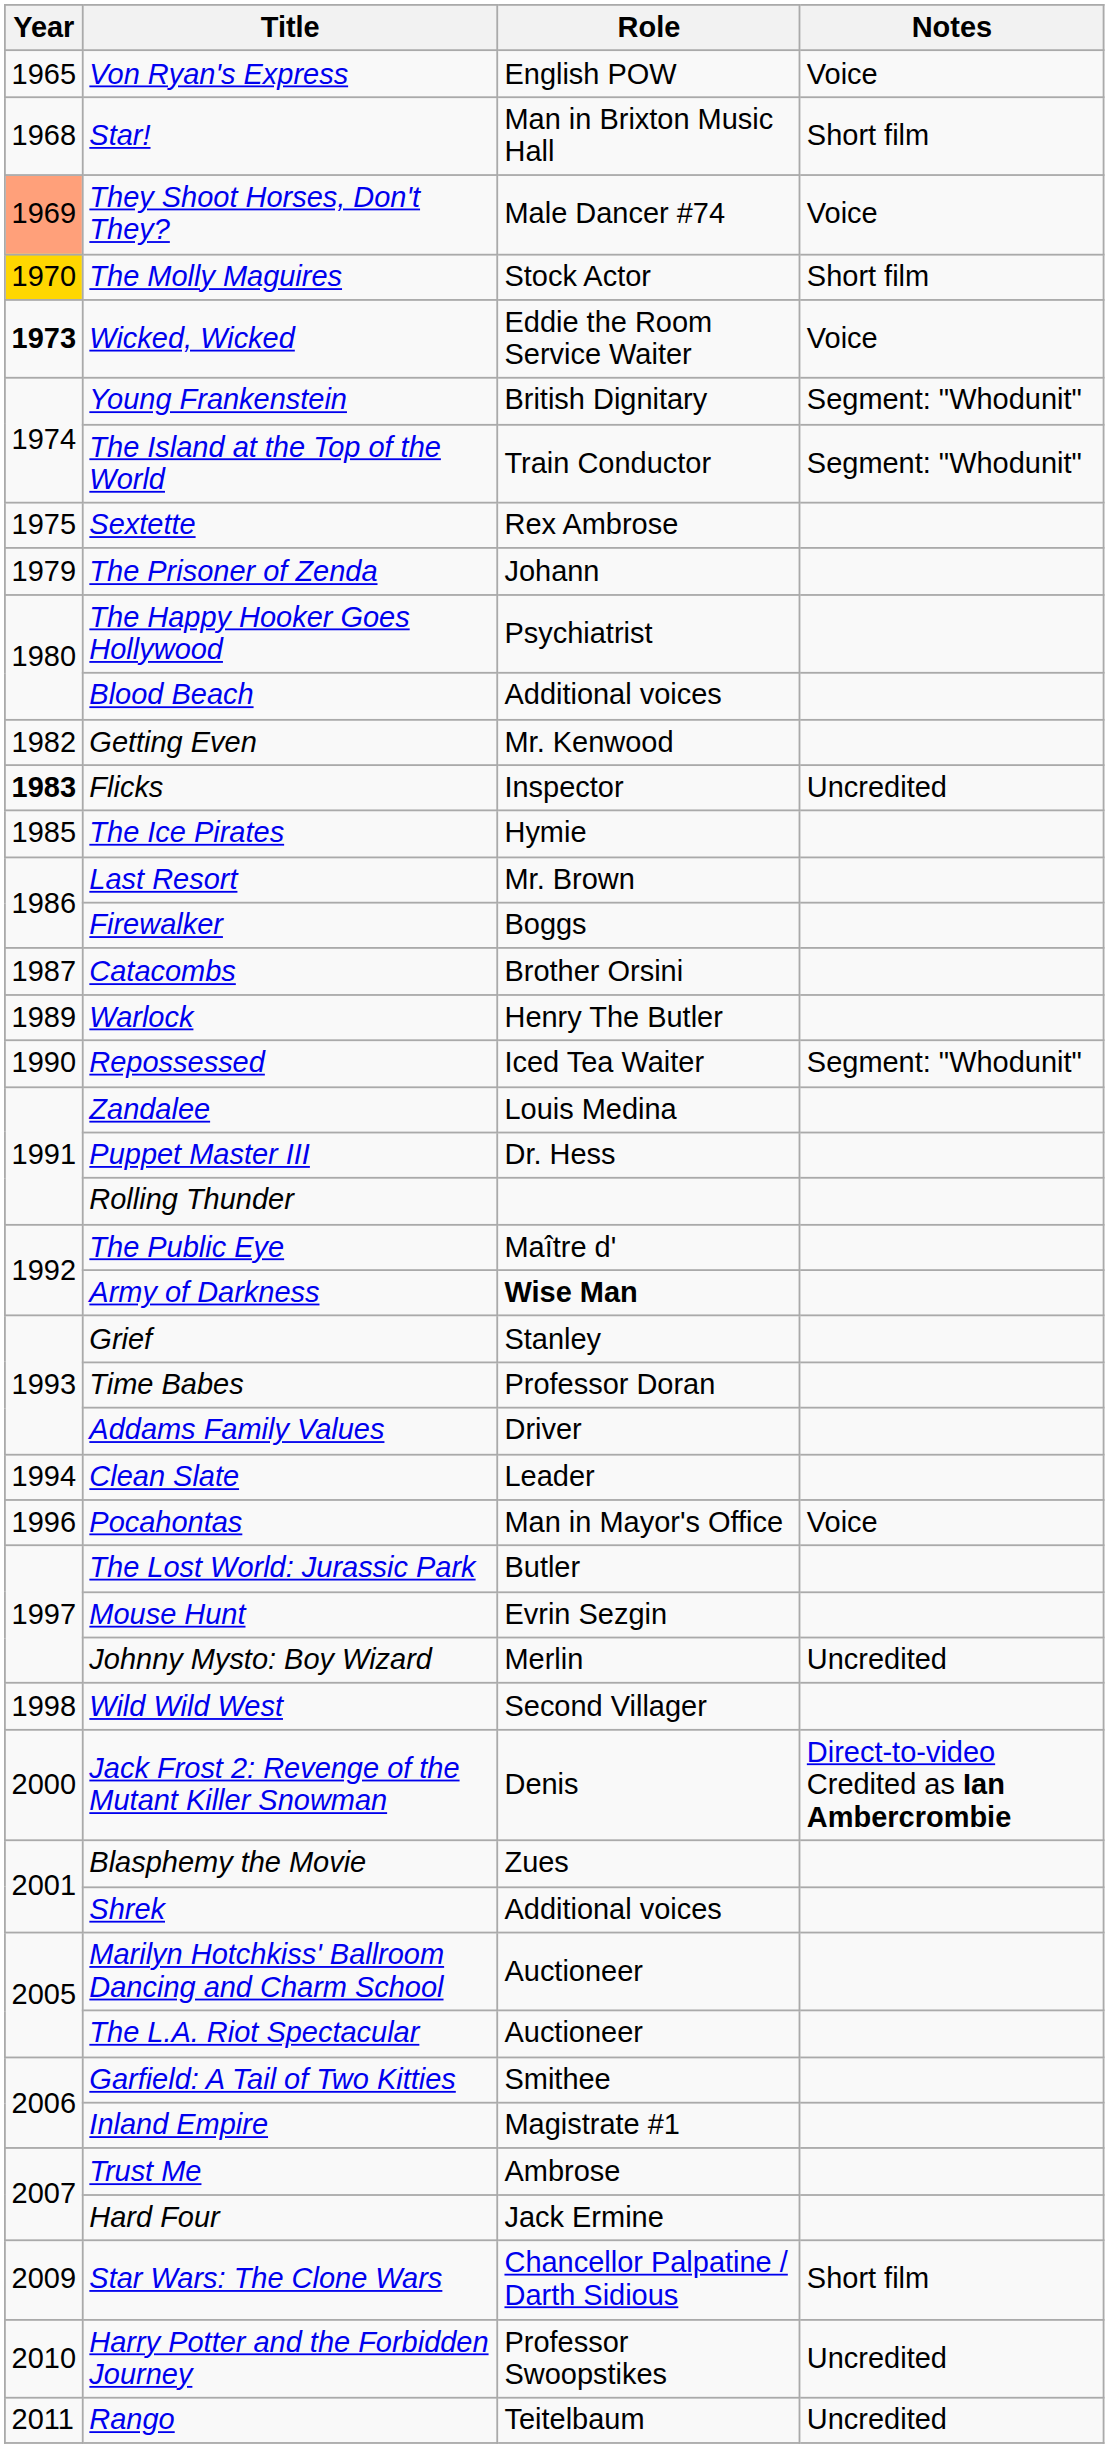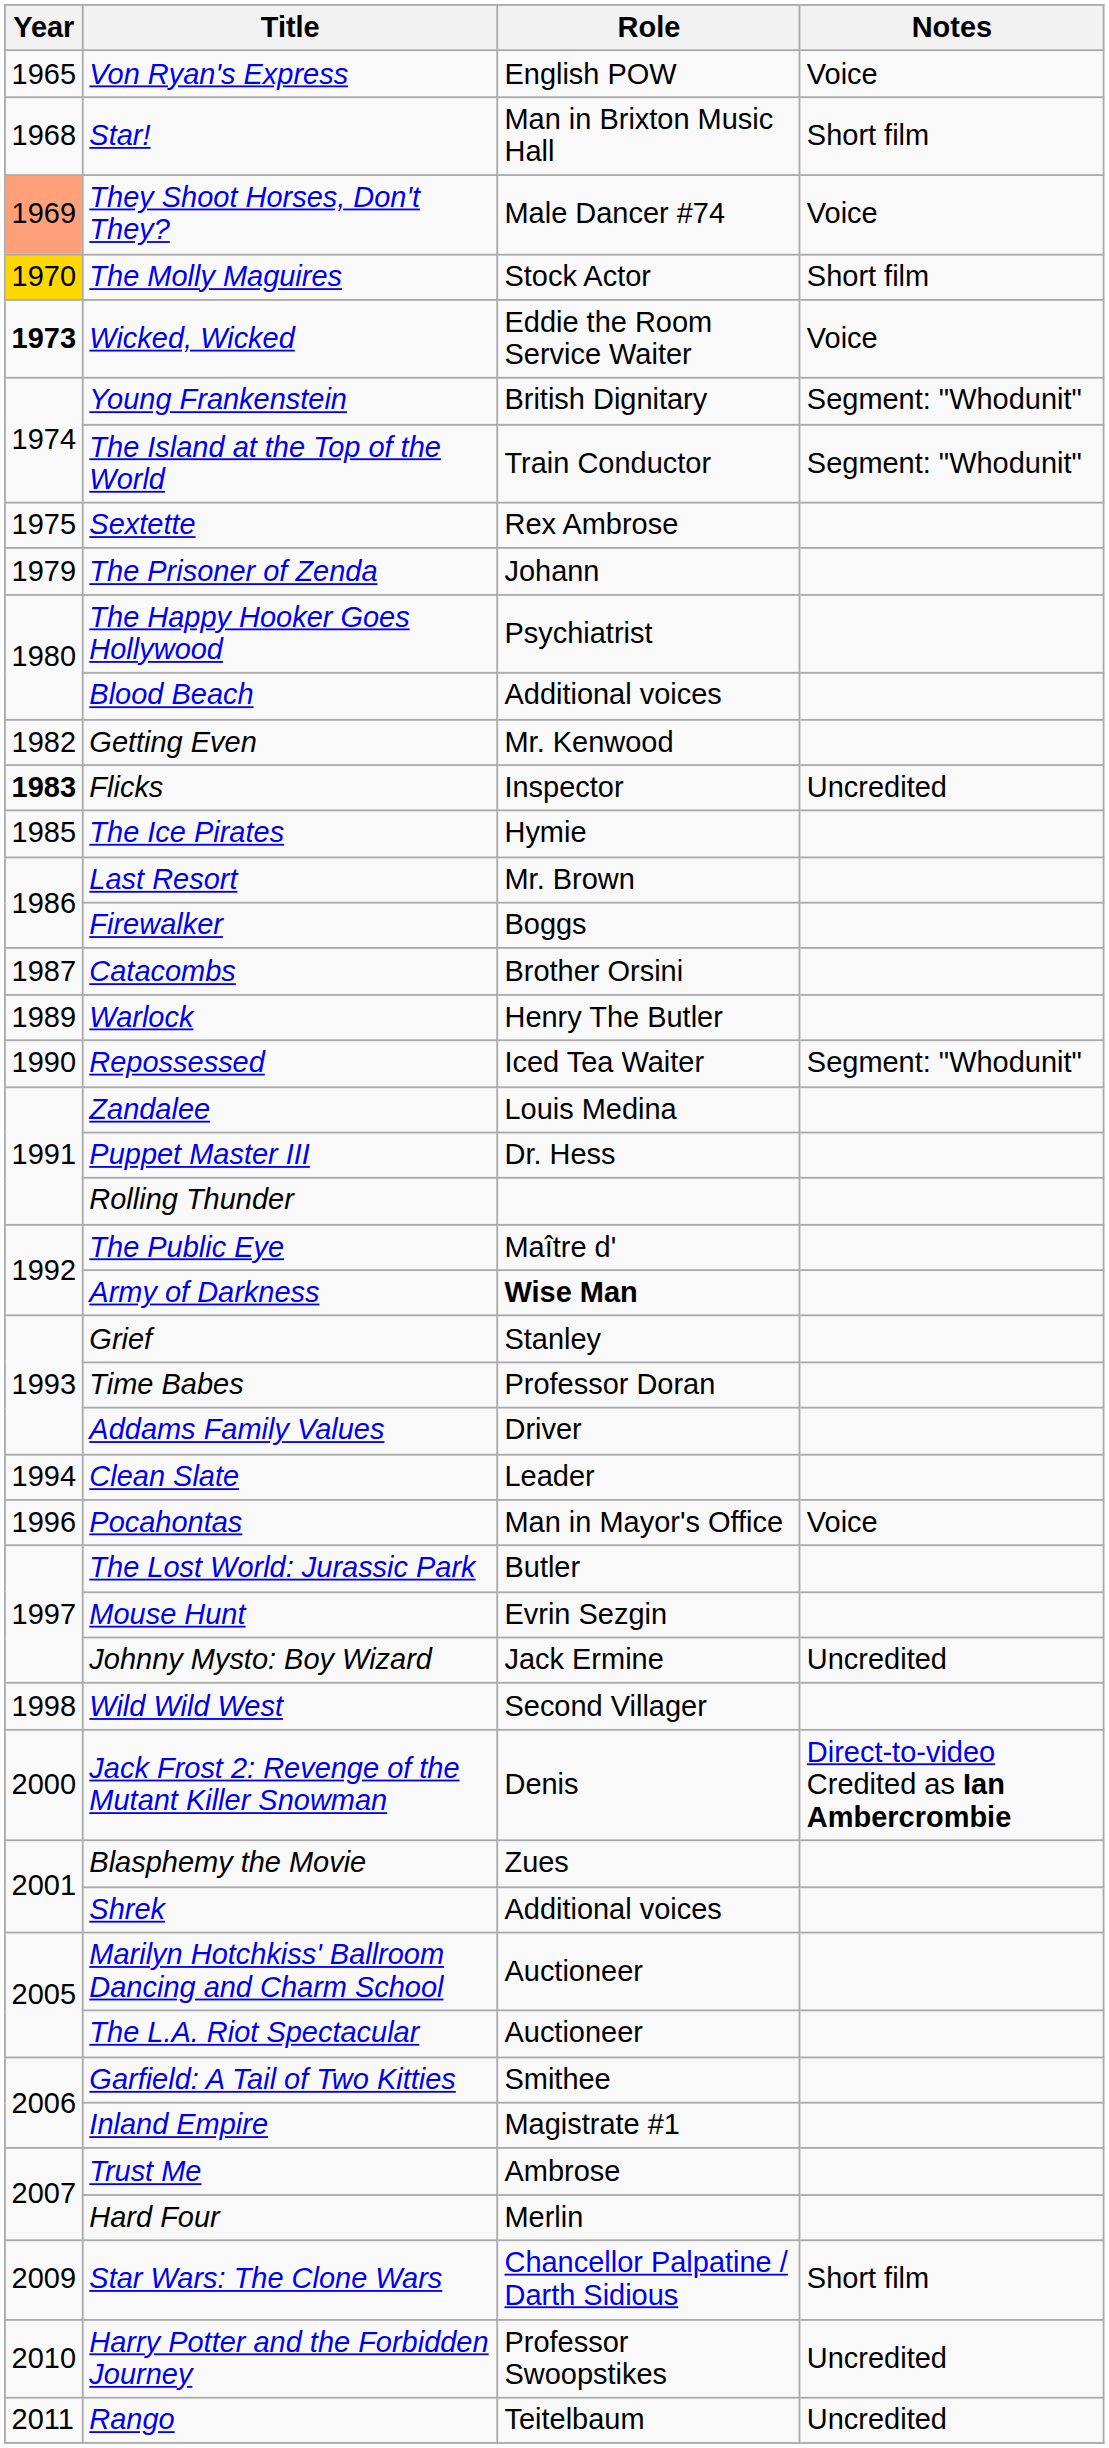(544, 1660) Merlin -> (584, 1660) Jack Ermine
(584, 2217) Jack Ermine -> (544, 2217) Merlin
